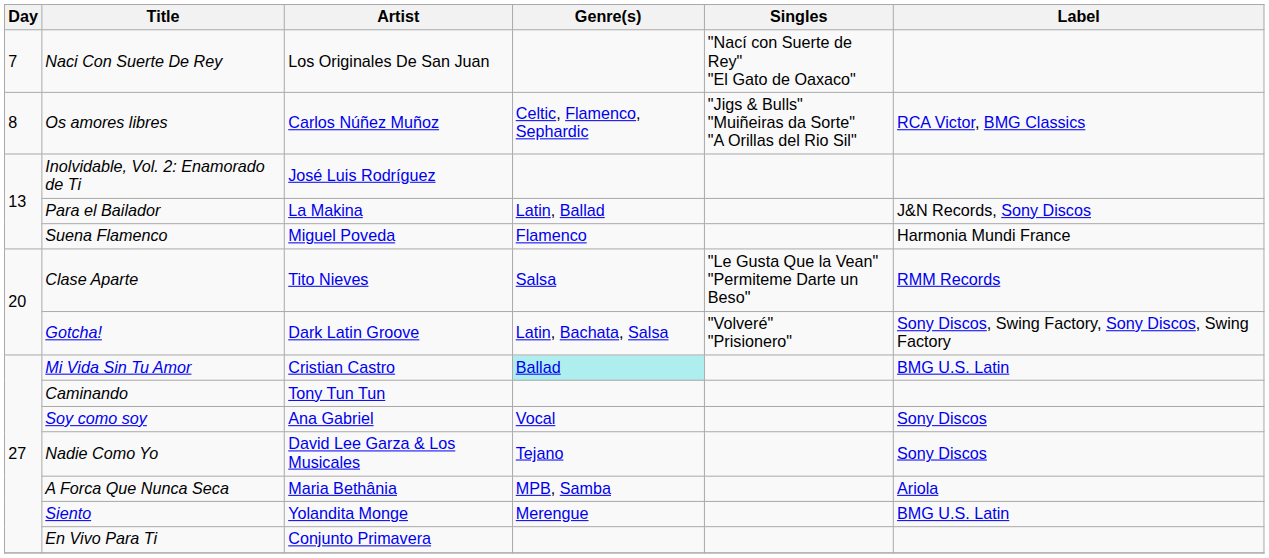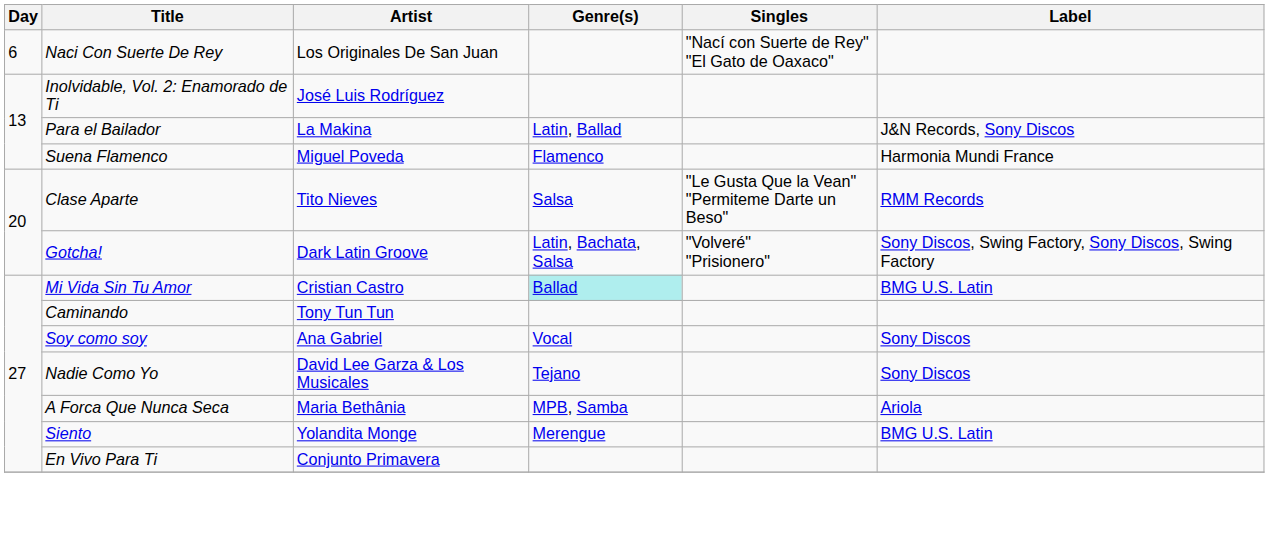(13, 61) 7 -> (13, 52) 6
- row: (106, 123)
